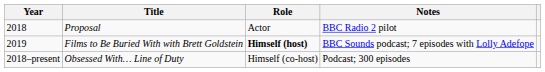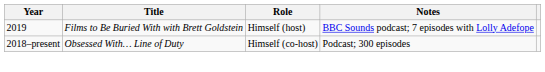- row: (83, 28)
(278, 43) bold -> (276, 28) normal
